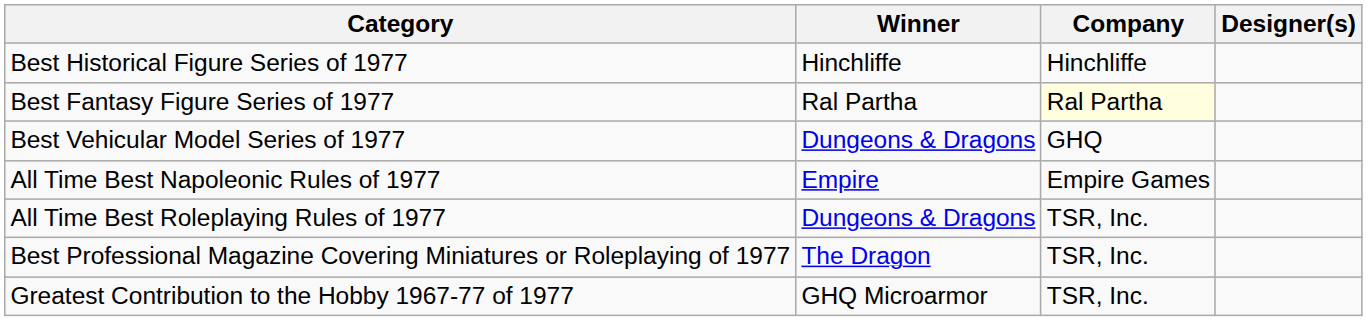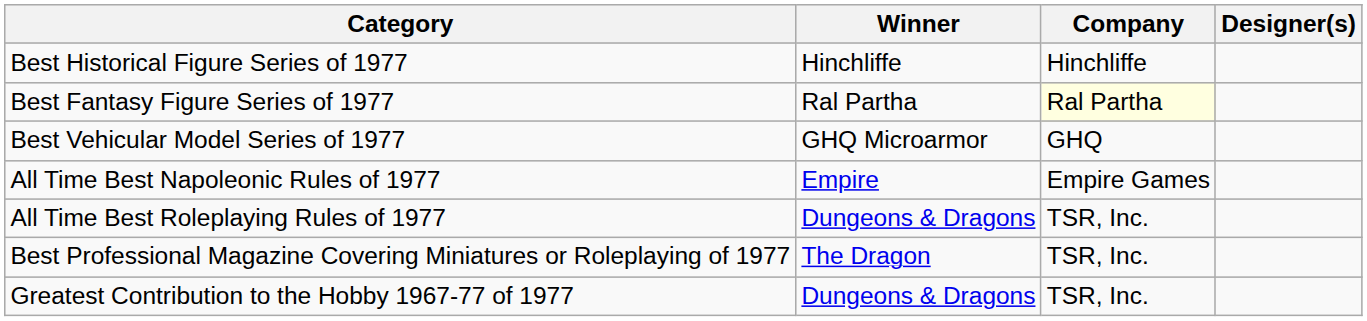(918, 140) Dungeons & Dragons -> (895, 140) GHQ Microarmor
(895, 295) GHQ Microarmor -> (918, 295) Dungeons & Dragons
